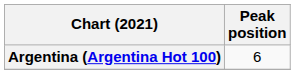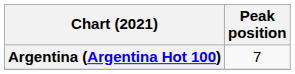(257, 57) 6 -> (257, 57) 7
